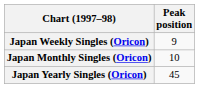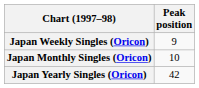(174, 74) 45 -> (174, 74) 42
